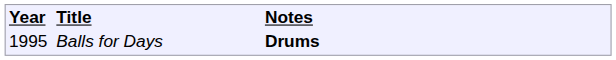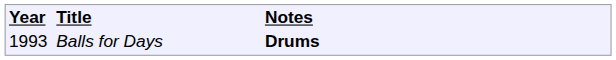(28, 41) 1995 -> (28, 41) 1993
